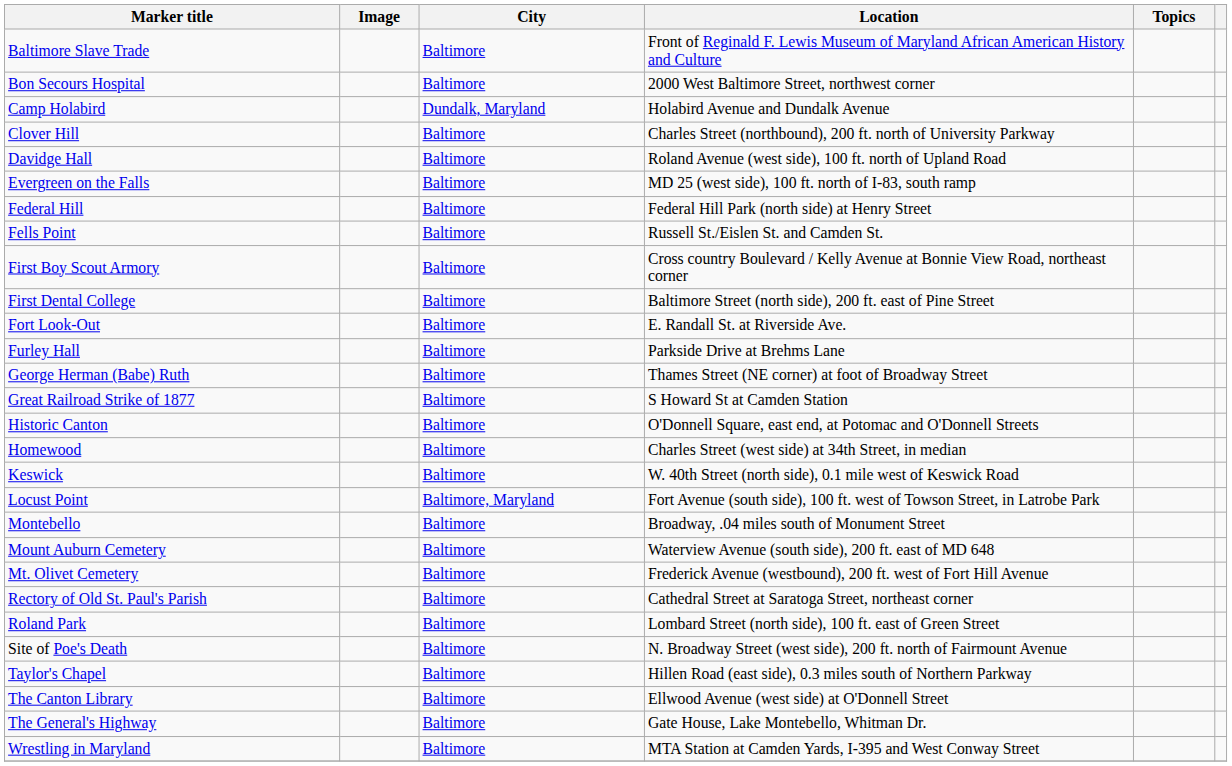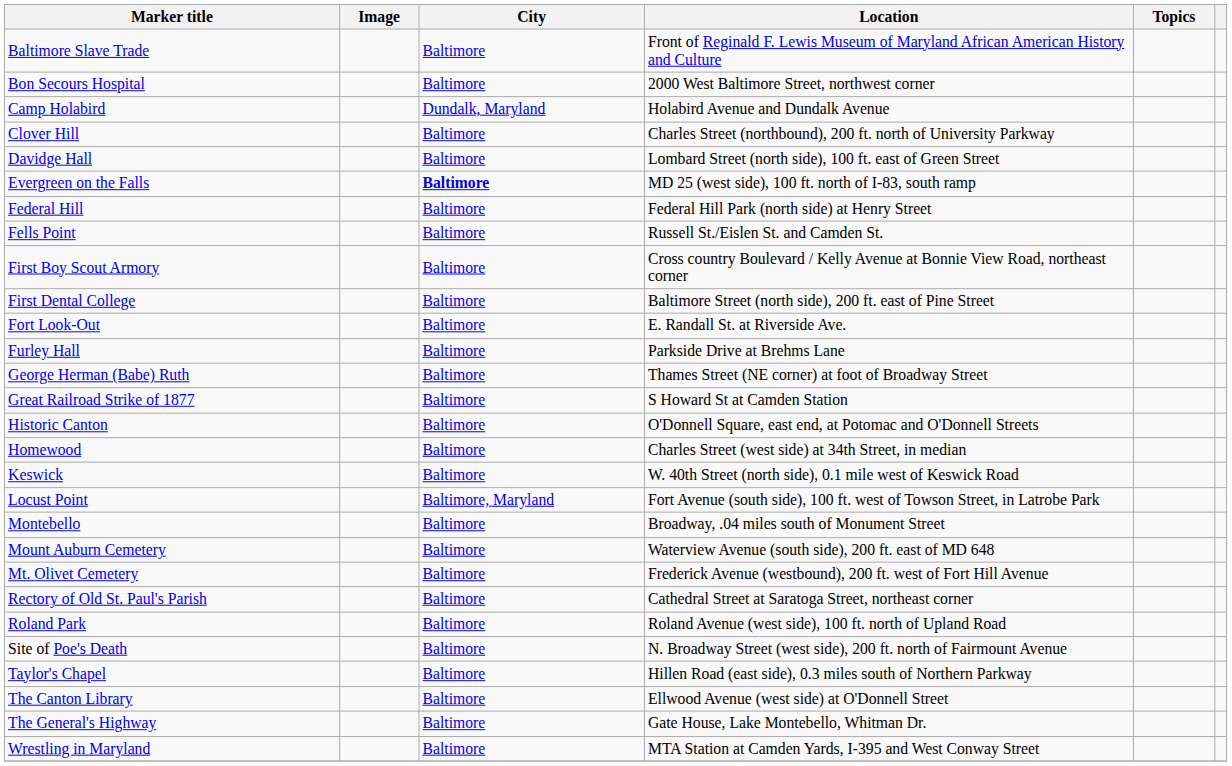(827, 158) Roland Avenue (west side), 100 ft. north of Upland Road -> (824, 158) Lombard Street (north side), 100 ft. east of Green Street
(454, 183) normal -> (456, 183) bold
(824, 624) Lombard Street (north side), 100 ft. east of Green Street -> (827, 624) Roland Avenue (west side), 100 ft. north of Upland Road
